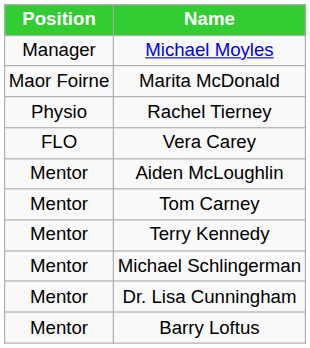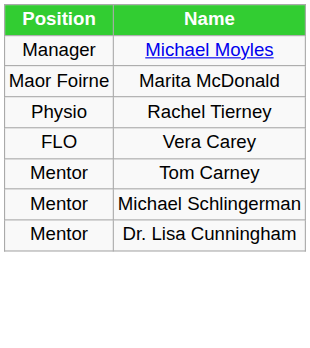- row: (209, 173)
- row: (209, 235)
- row: (209, 327)
